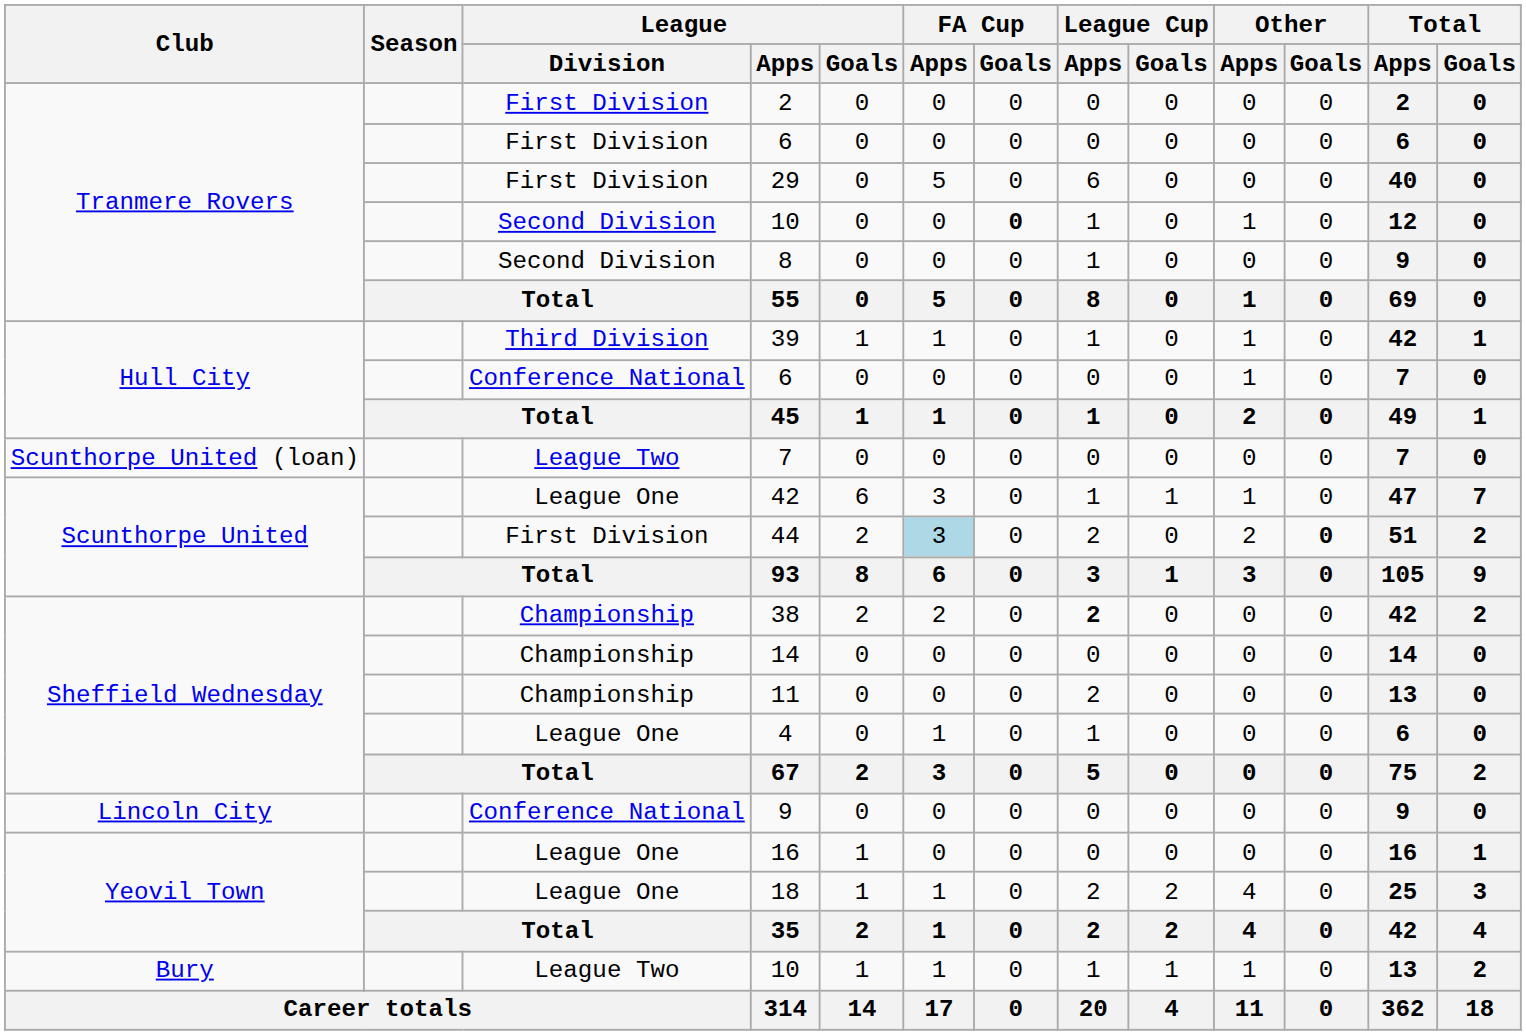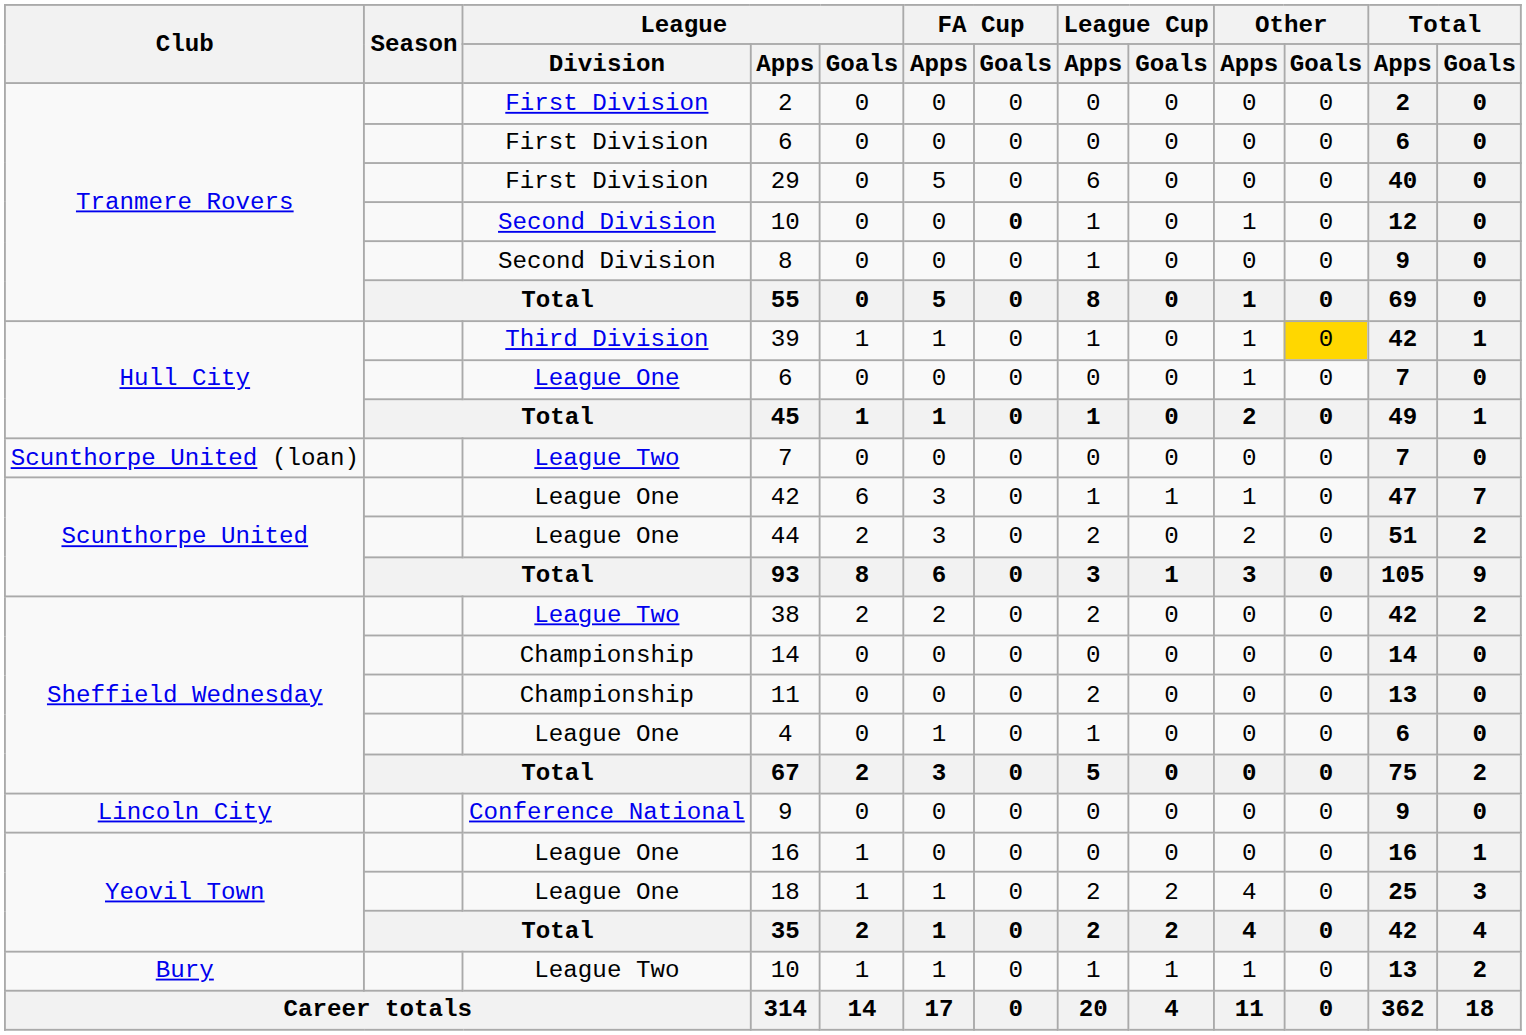(1326, 340) no background -> (1326, 340) gold background
(607, 379) Conference National -> (607, 379) League One
(607, 537) First Division -> (607, 537) League One
(939, 537) lightblue background -> (939, 537) no background
(1326, 537) bold -> (1326, 537) normal
(607, 616) Championship -> (607, 616) League Two
(1093, 616) bold -> (1093, 616) normal
